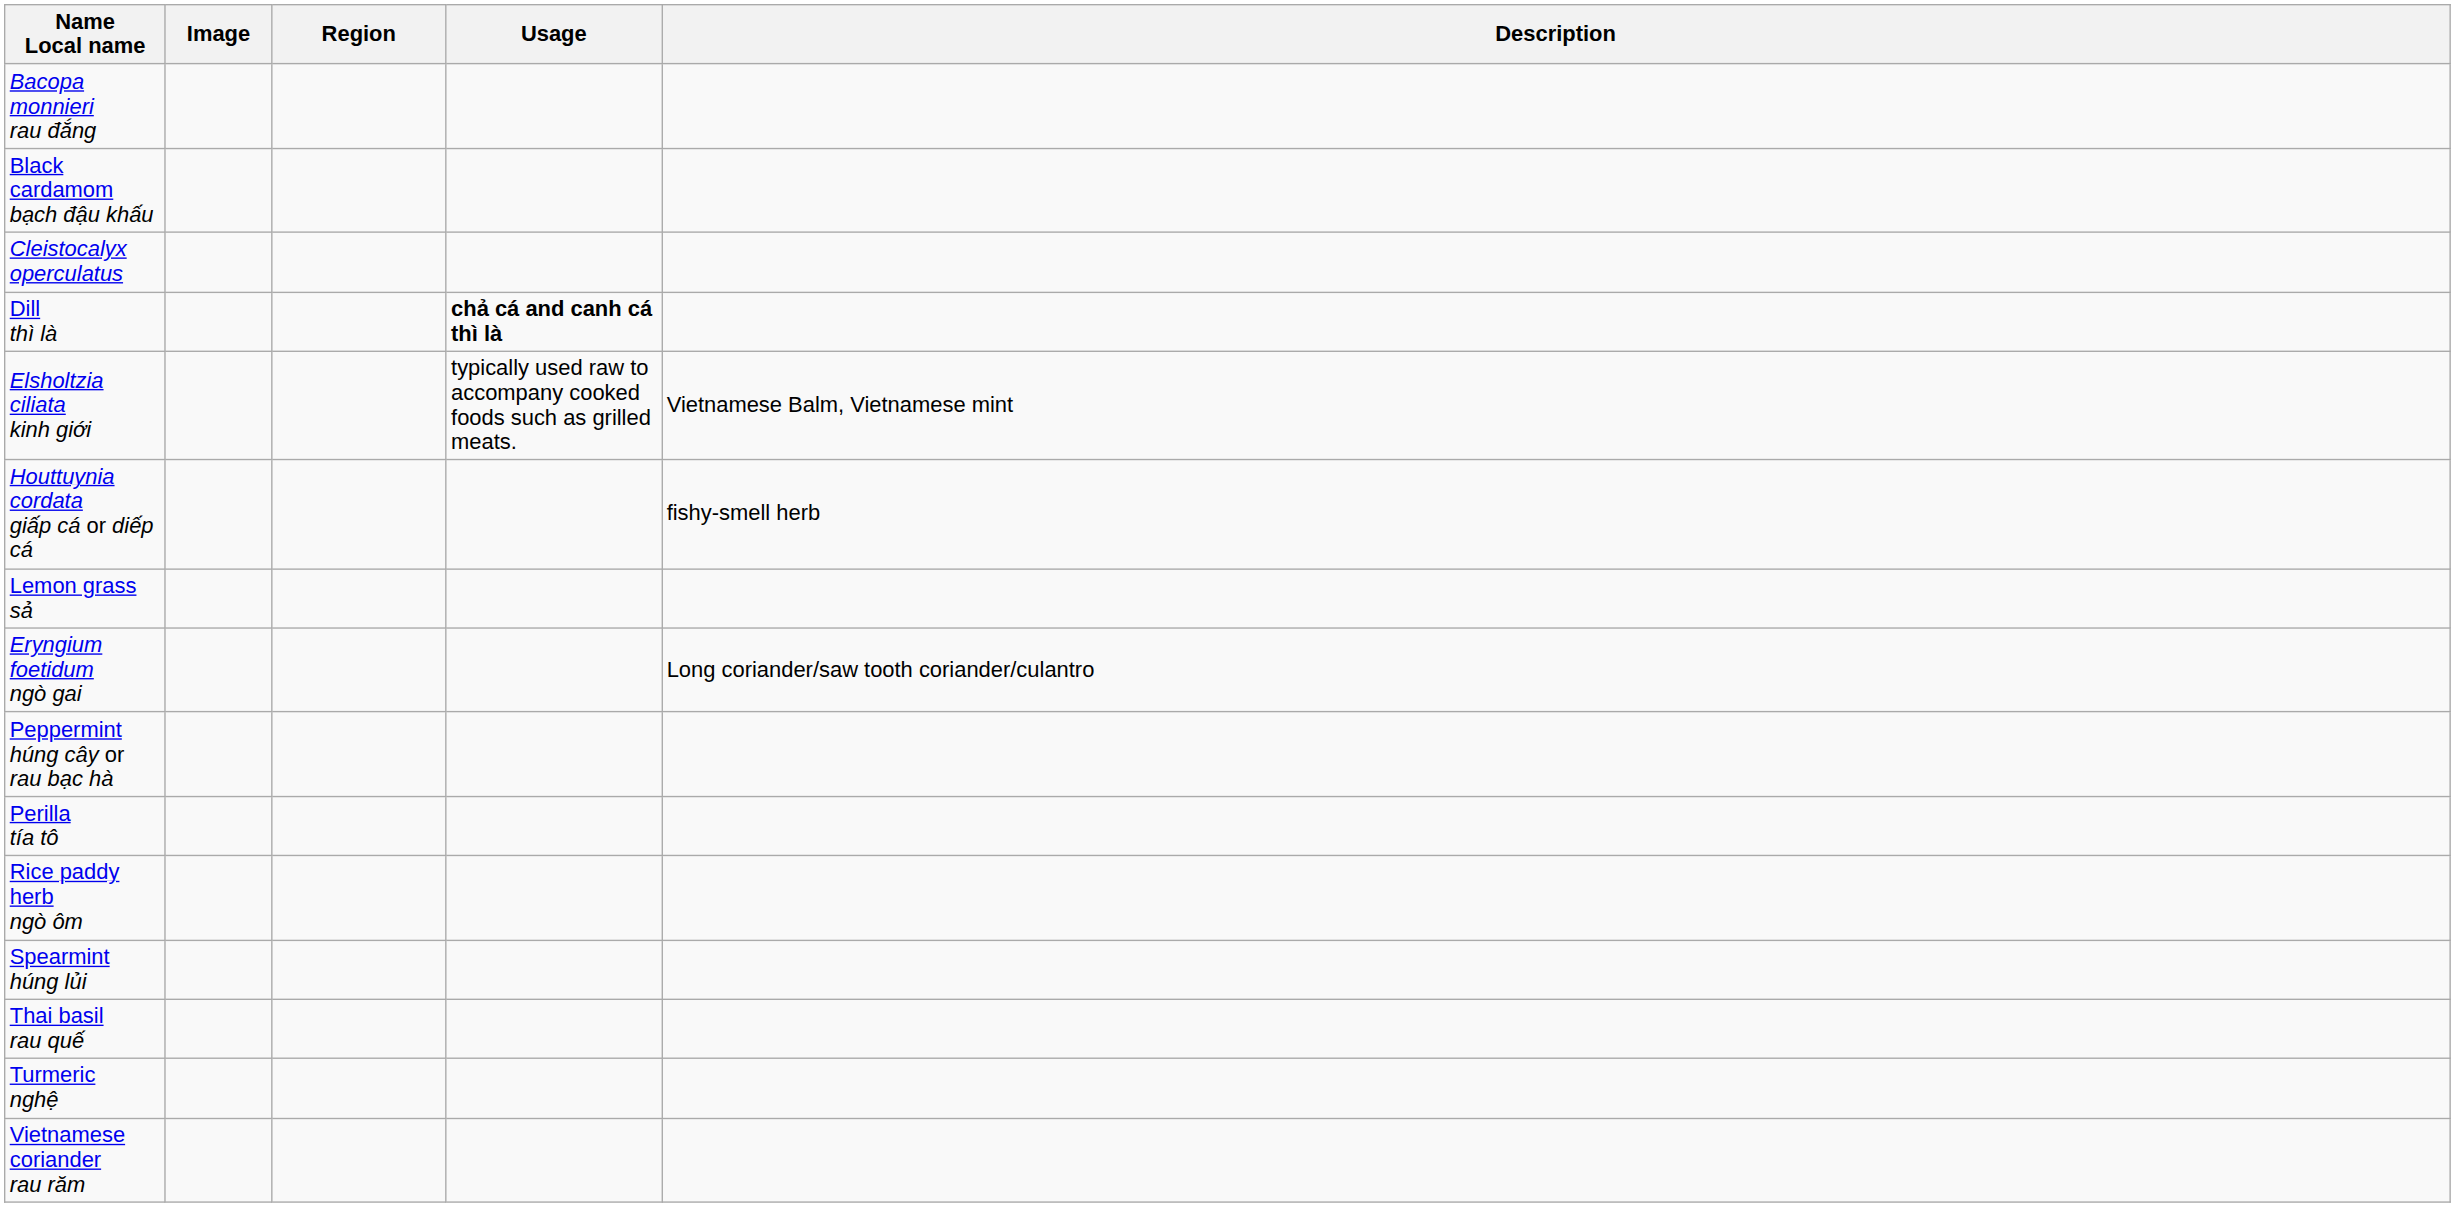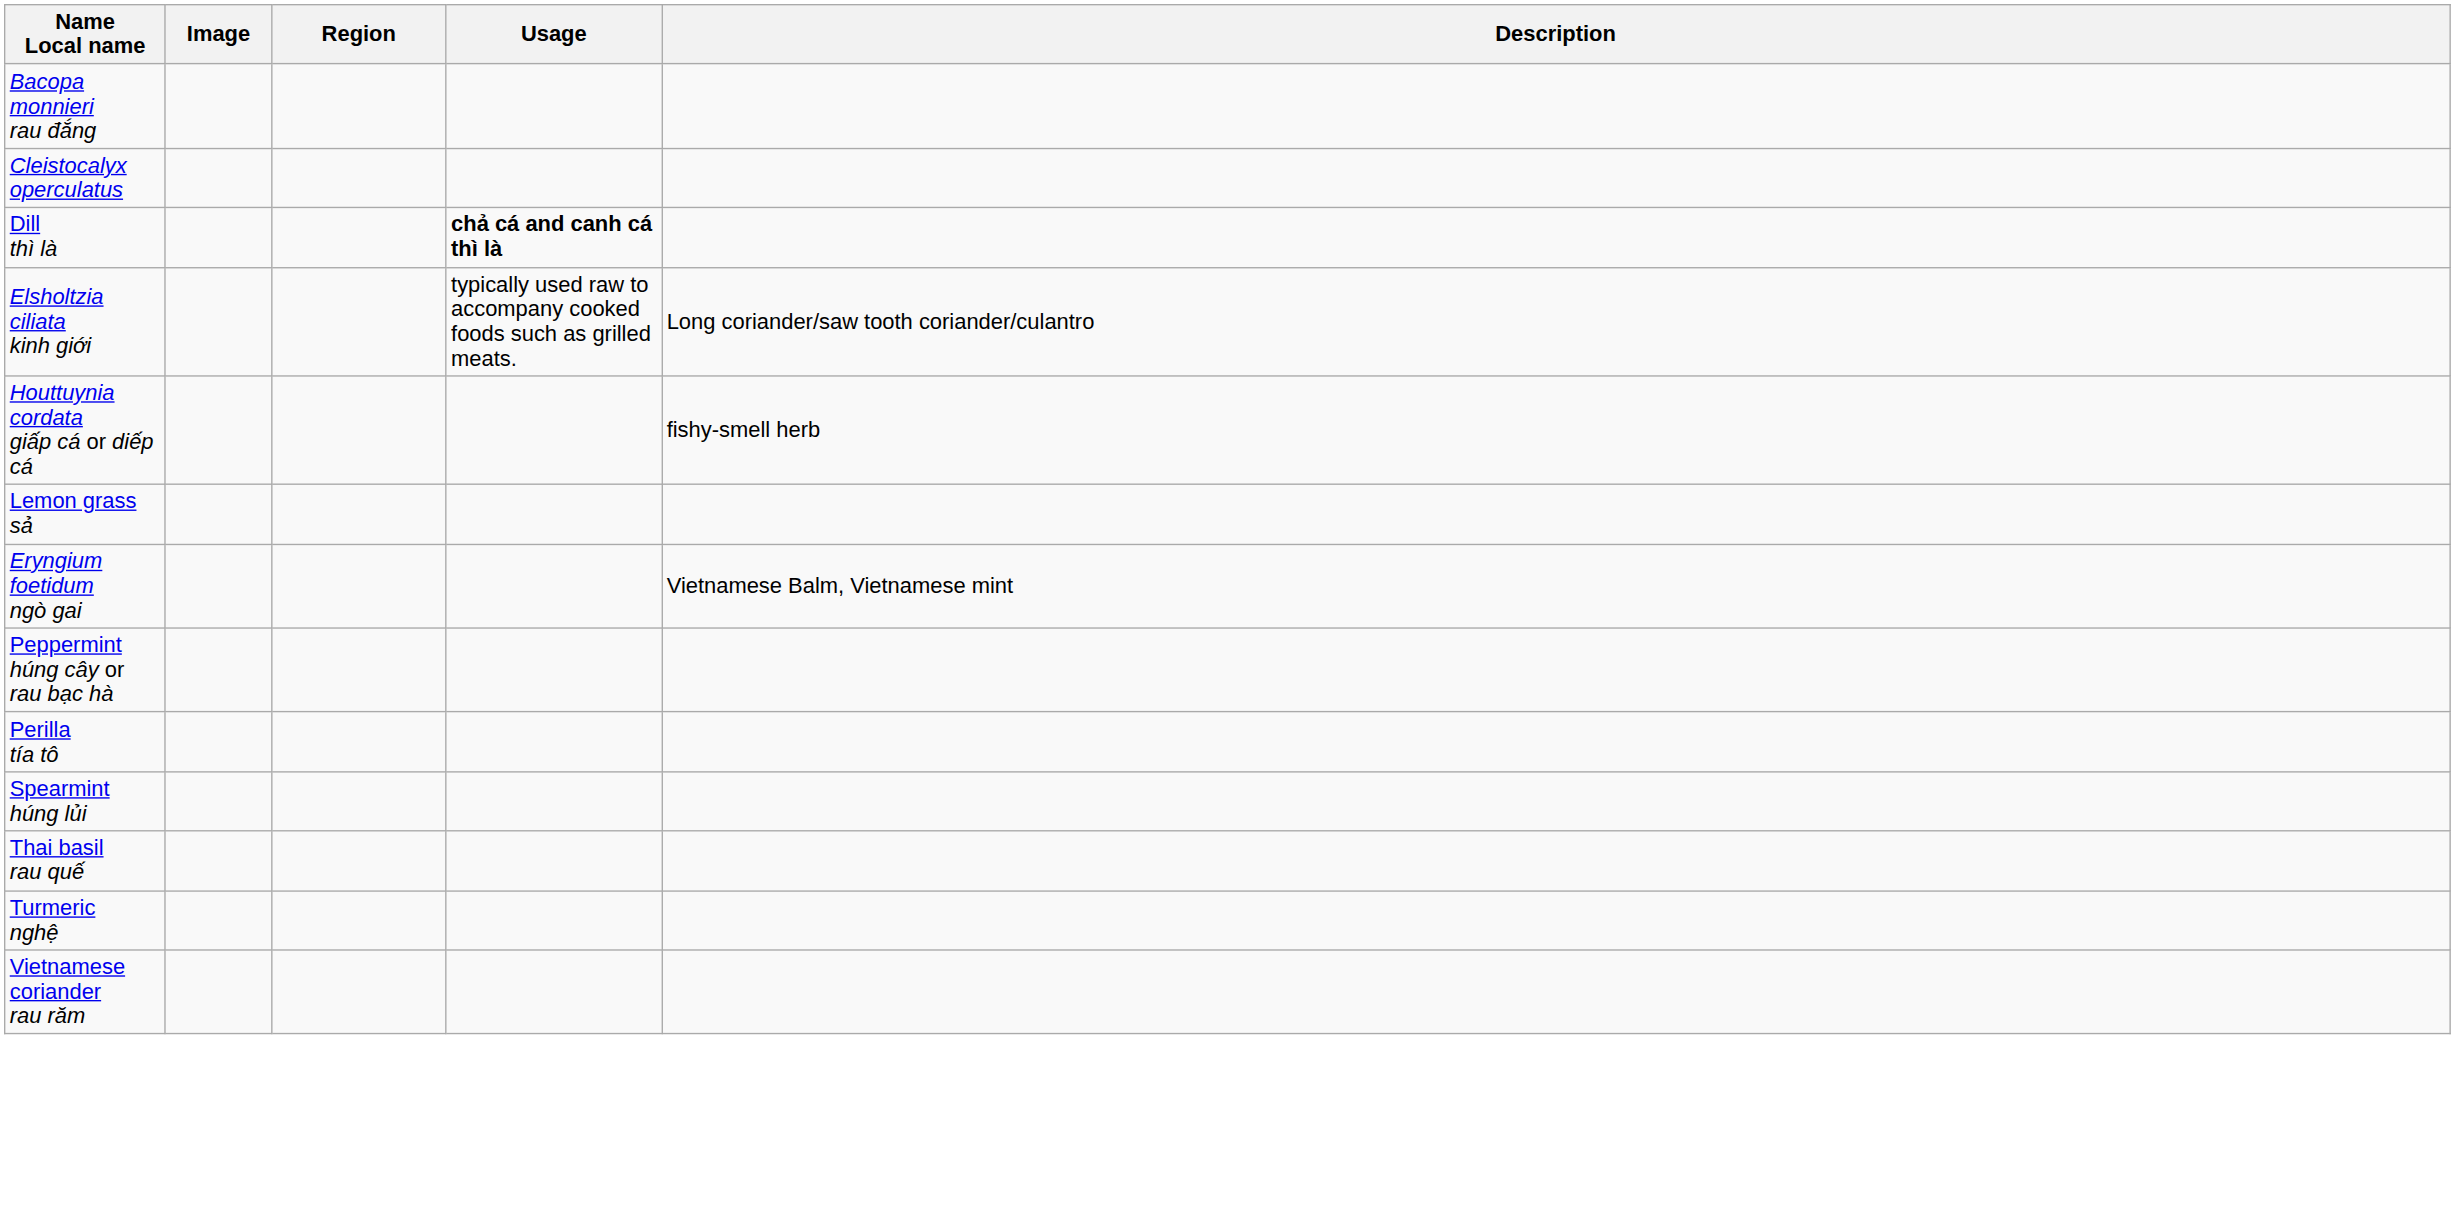- row: (82, 190)
(840, 405) Vietnamese Balm, Vietnamese mint -> (881, 321) Long coriander/saw tooth coriander/culantro
(881, 669) Long coriander/saw tooth coriander/culantro -> (840, 585) Vietnamese Balm, Vietnamese mint
- row: (65, 897)
